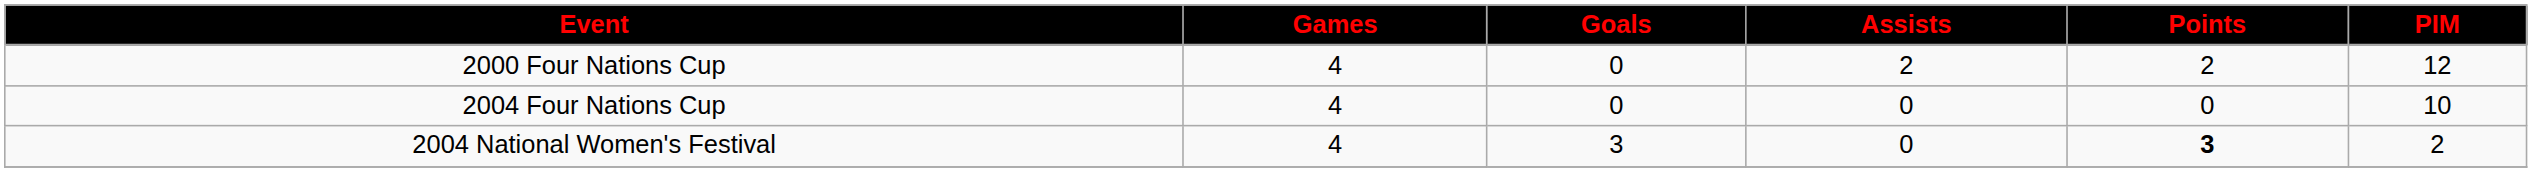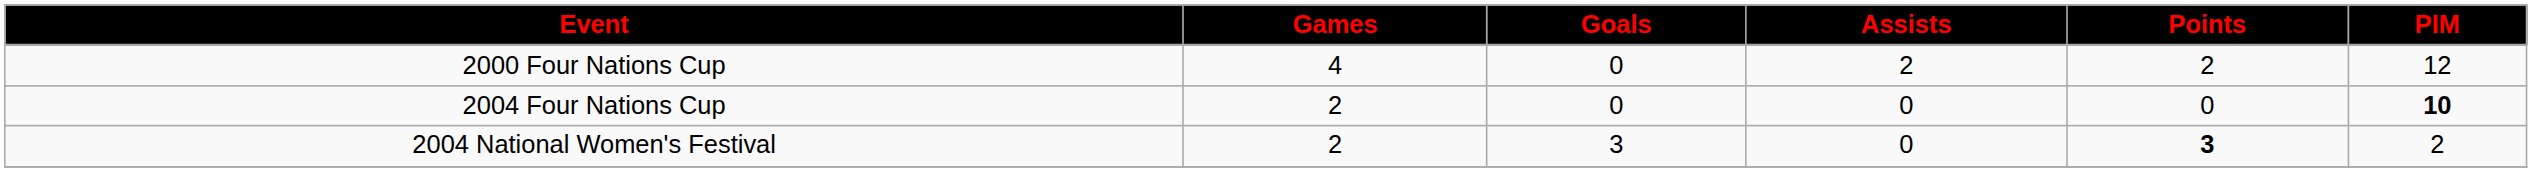(1335, 105) 4 -> (1335, 105) 2
(2437, 105) normal -> (2437, 105) bold
(1335, 145) 4 -> (1335, 145) 2
